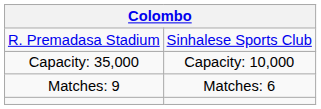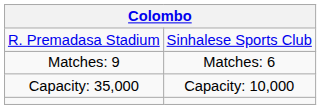rows swapped: (84, 63) <-> (84, 86)
